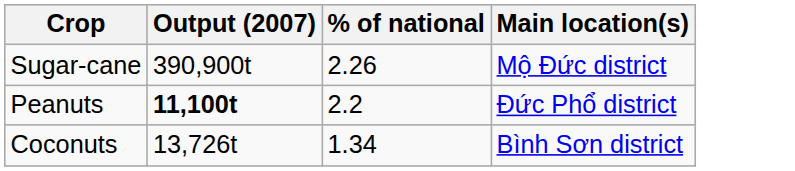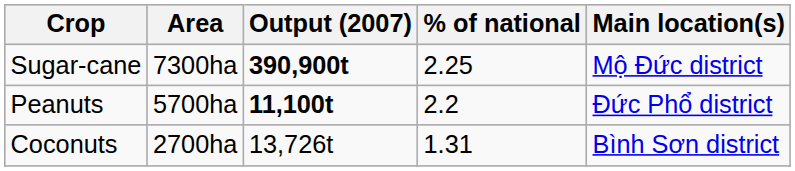+ column: (195, 24)
(202, 64) normal -> (299, 64) bold
(352, 64) 2.26 -> (448, 64) 2.25
(352, 144) 1.34 -> (448, 144) 1.31
